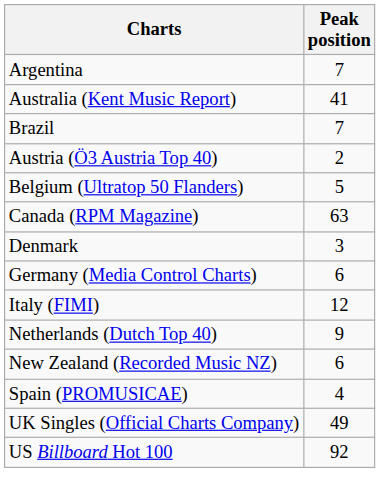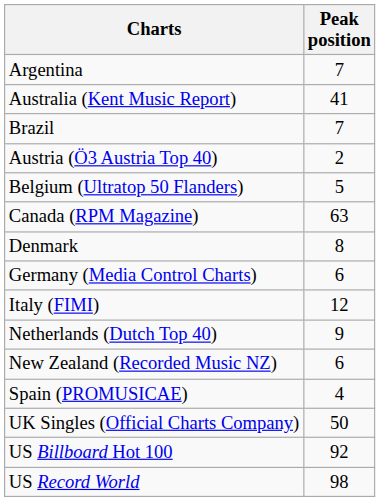(339, 246) 3 -> (339, 246) 8
(339, 422) 49 -> (339, 422) 50
+ row: (74, 481)
